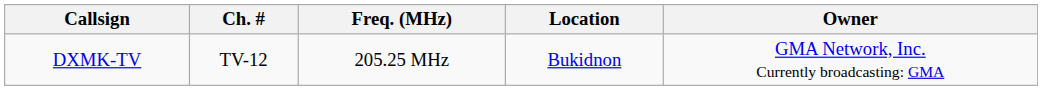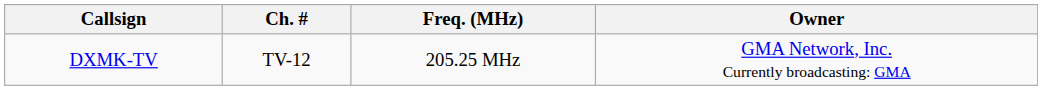- column: (584, 19)
